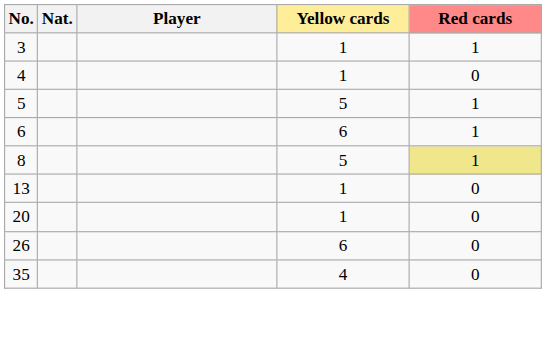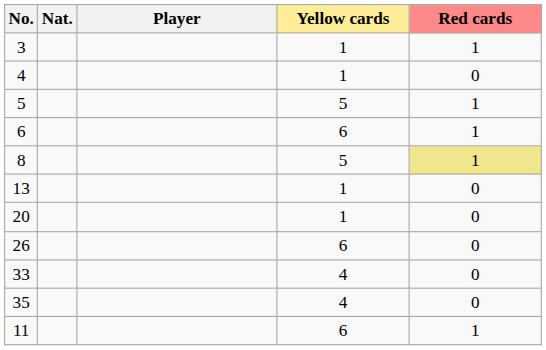+ row: (21, 273)
+ row: (21, 330)
